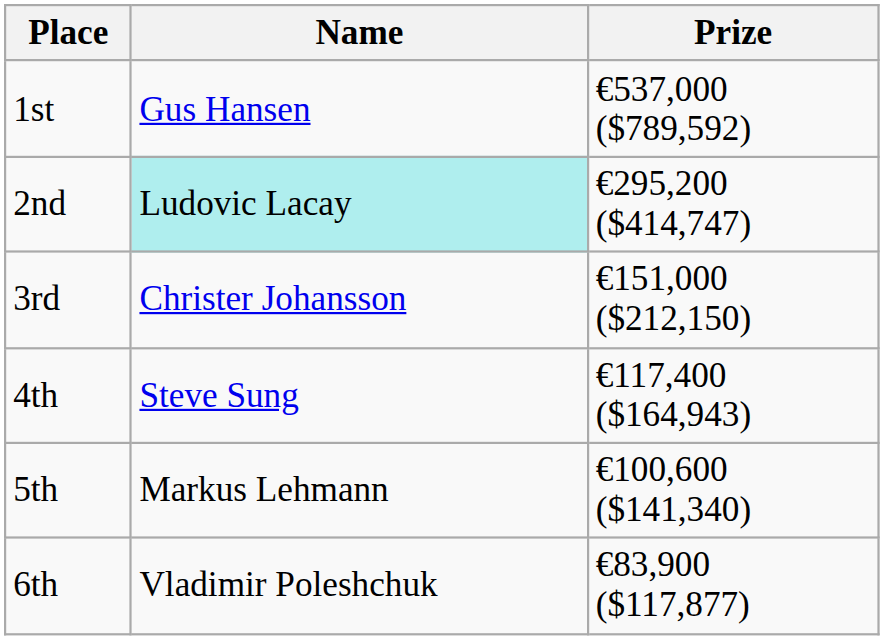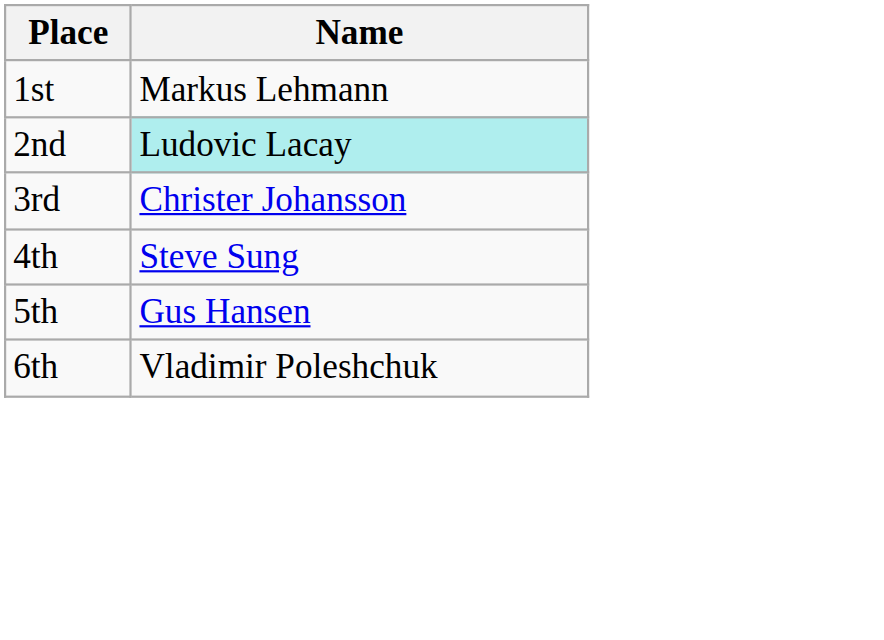- column: (733, 32)
(225, 108) Gus Hansen -> (264, 88) Markus Lehmann
(264, 489) Markus Lehmann -> (225, 311) Gus Hansen
